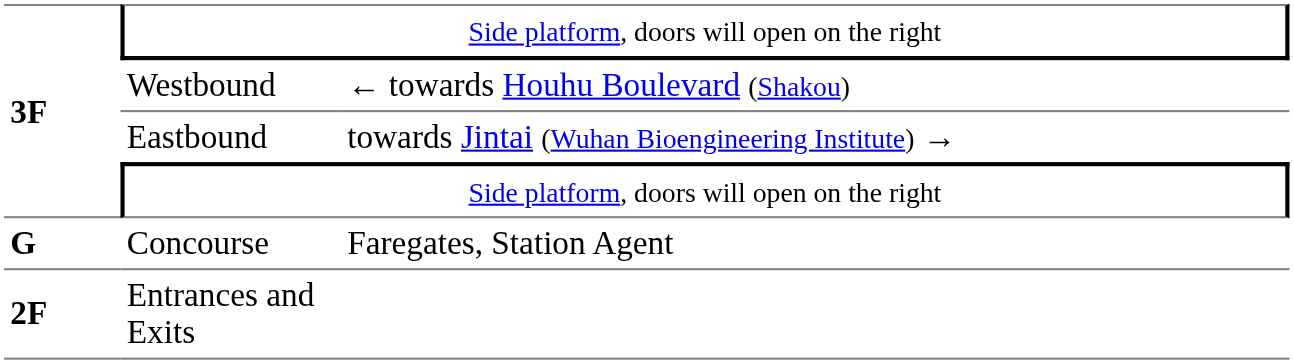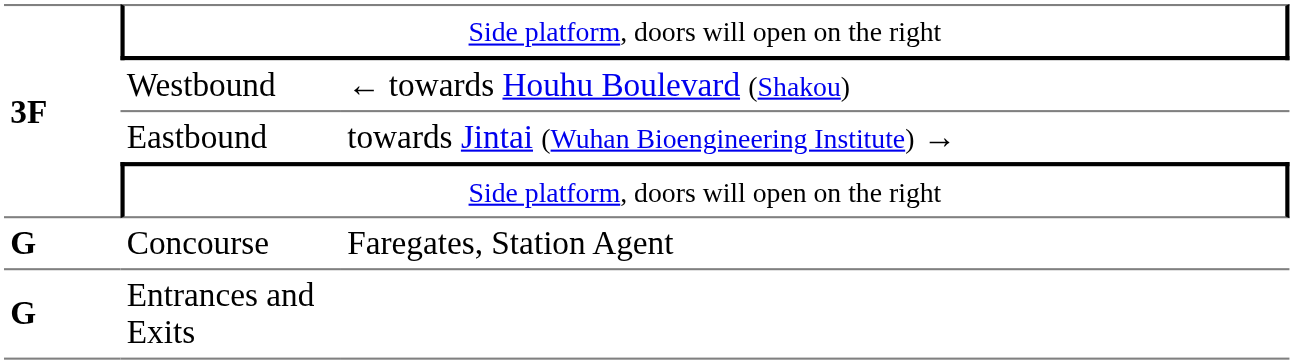(29, 313) 2F -> (23, 313) G
